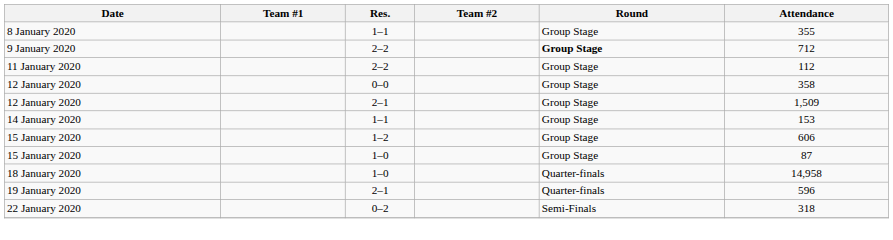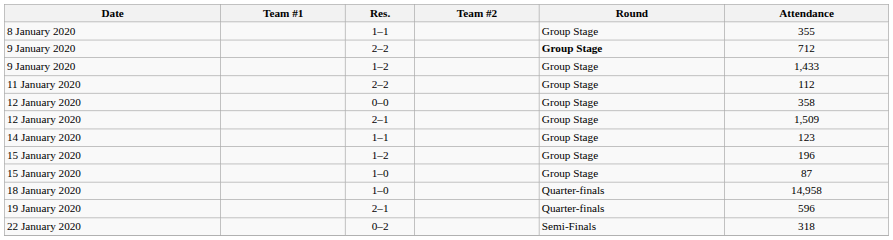+ row: (41, 66)
(807, 119) 153 -> (807, 137) 123
(807, 137) 606 -> (807, 155) 196
